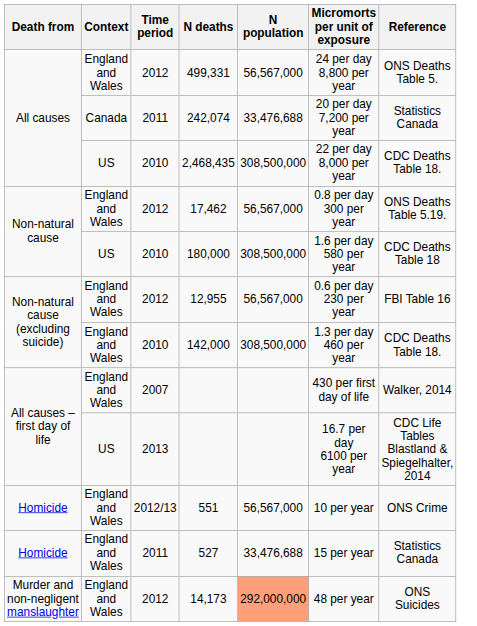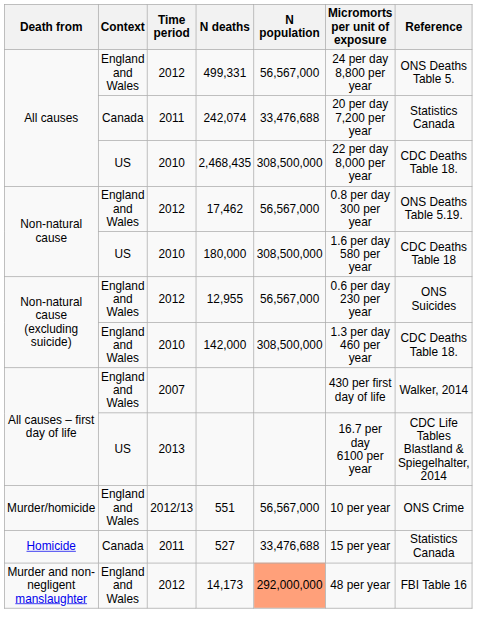(417, 299) FBI Table 16 -> (434, 299) ONS Suicides
(43, 508) Homicide -> (51, 508) Murder/homicide
(106, 553) England and Wales -> (123, 546) Canada
(417, 598) ONS Suicides -> (434, 585) FBI Table 16
